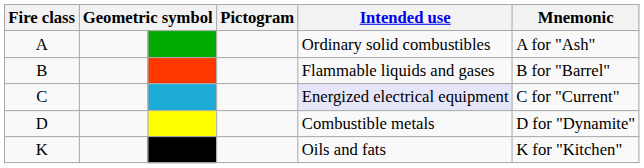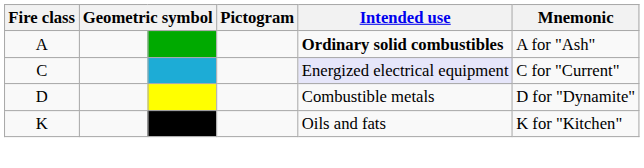(396, 44) normal -> (403, 44) bold
- row: (42, 70)
